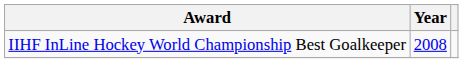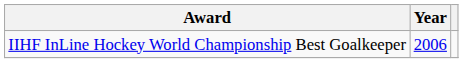(430, 44) 2008 -> (430, 44) 2006
